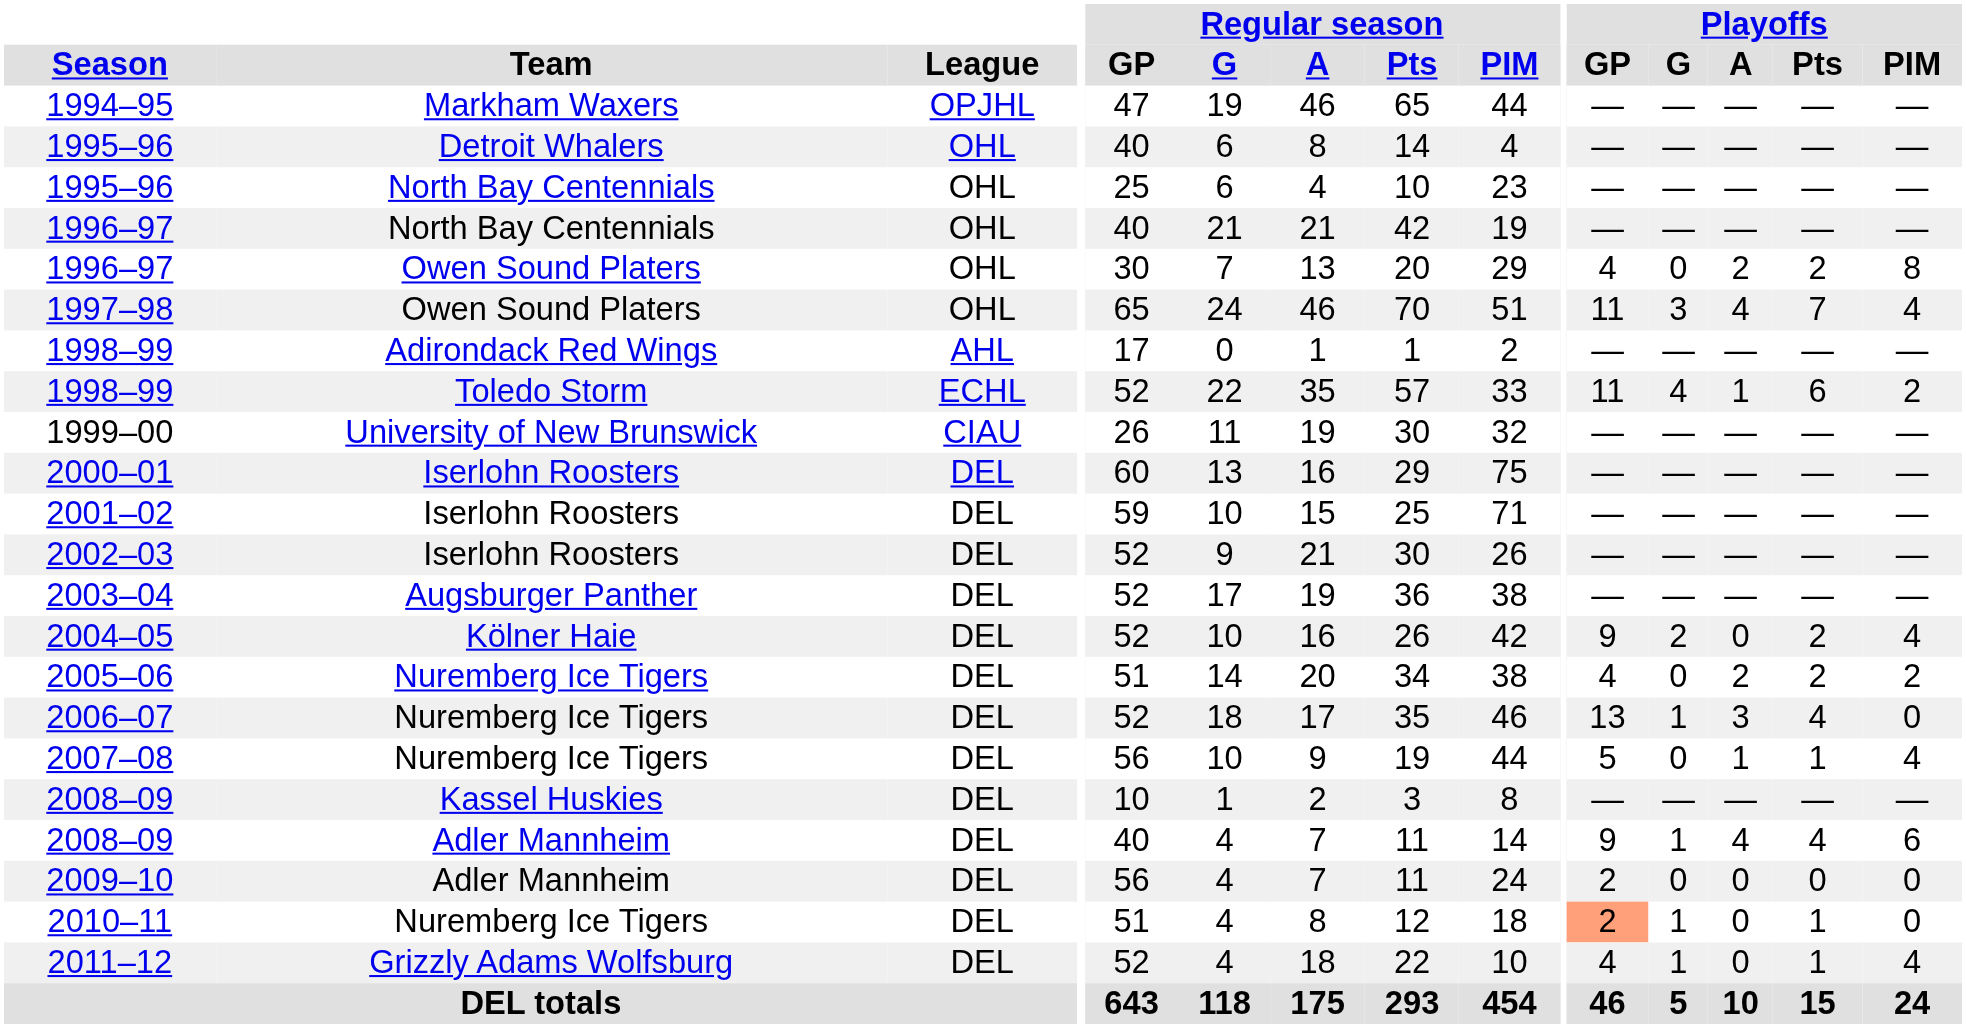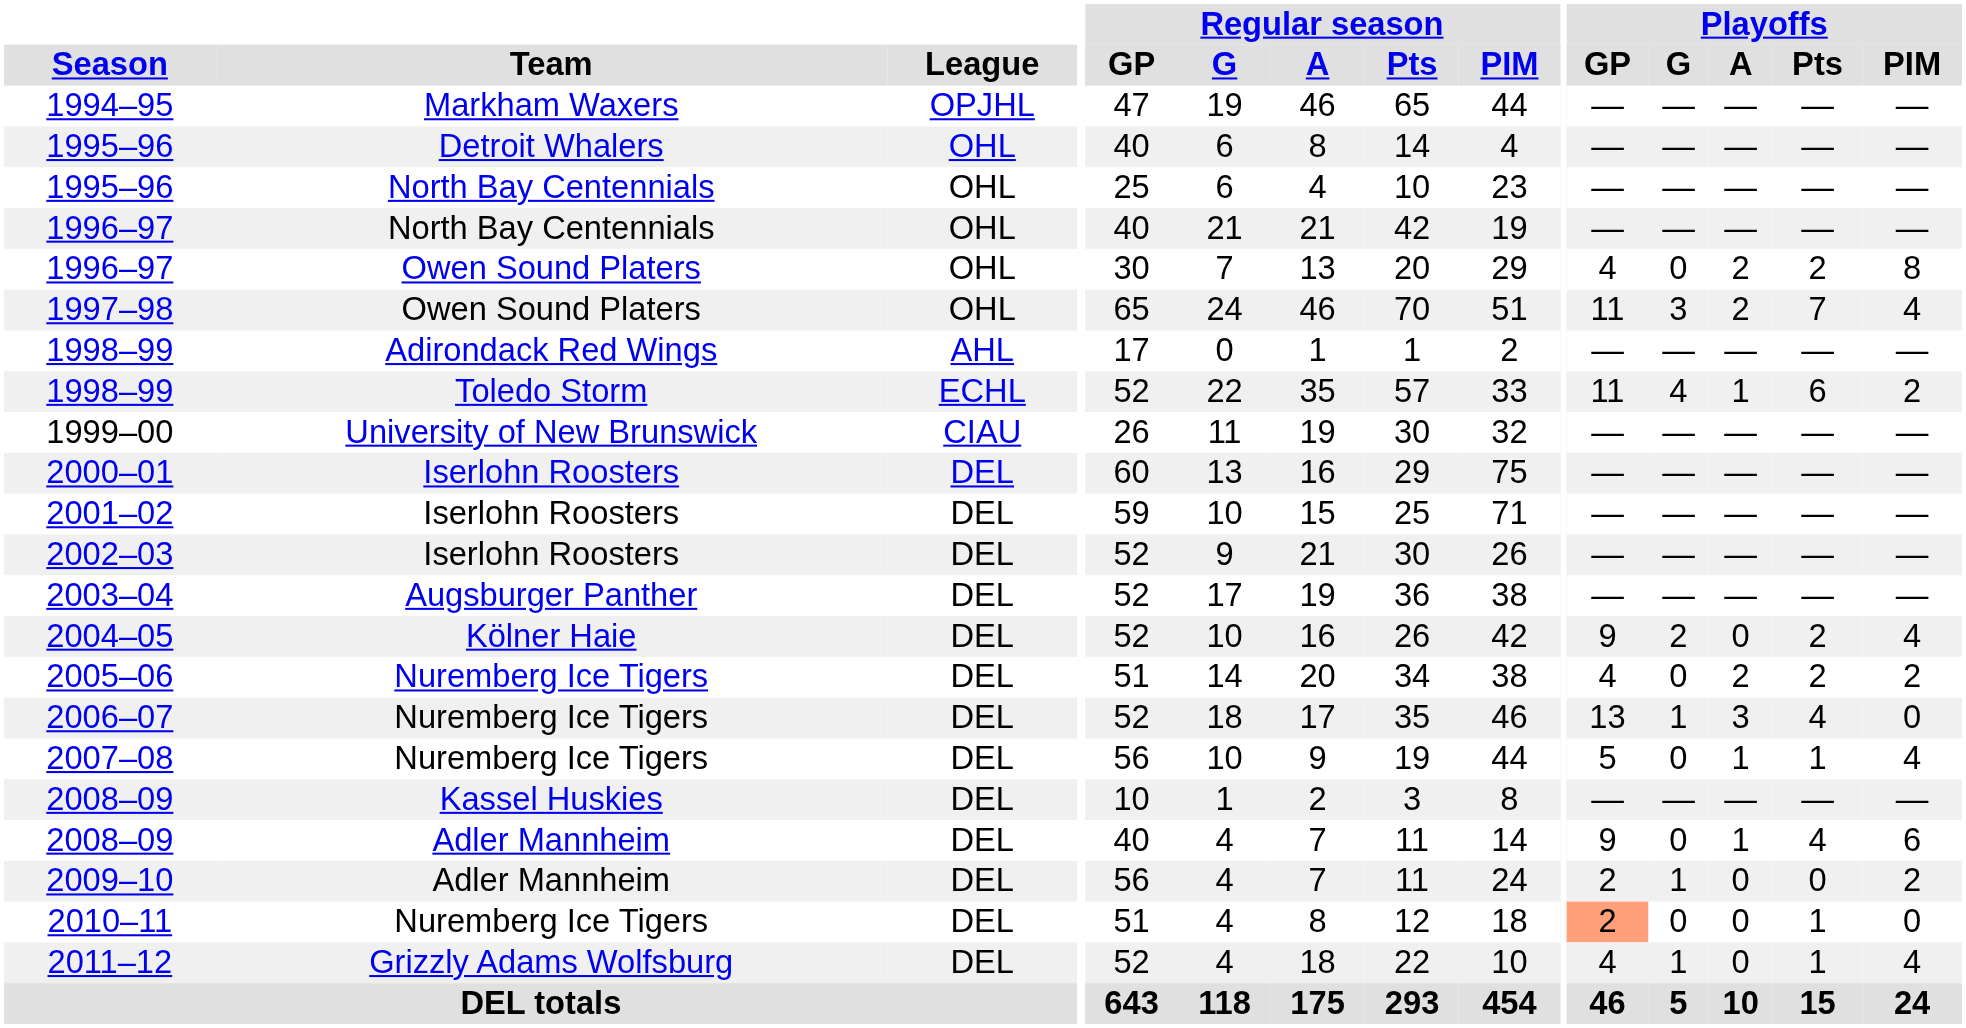(1741, 309) 4 -> (1741, 309) 2
(1678, 839) 1 -> (1678, 839) 0
(1741, 839) 4 -> (1741, 839) 1
(1678, 880) 0 -> (1678, 880) 1
(1912, 880) 0 -> (1912, 880) 2
(1678, 921) 1 -> (1678, 921) 0
